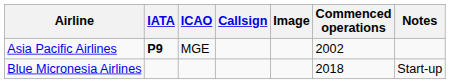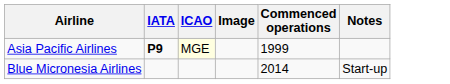- column: (243, 21)
(195, 48) no background -> (195, 48) lightyellow background
(330, 48) 2002 -> (275, 48) 1999
(330, 68) 2018 -> (275, 68) 2014
